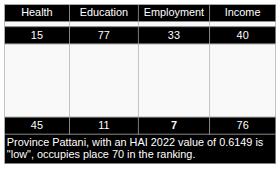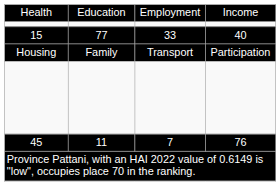+ row: (36, 52)
(174, 125) bold -> (170, 142) normal
